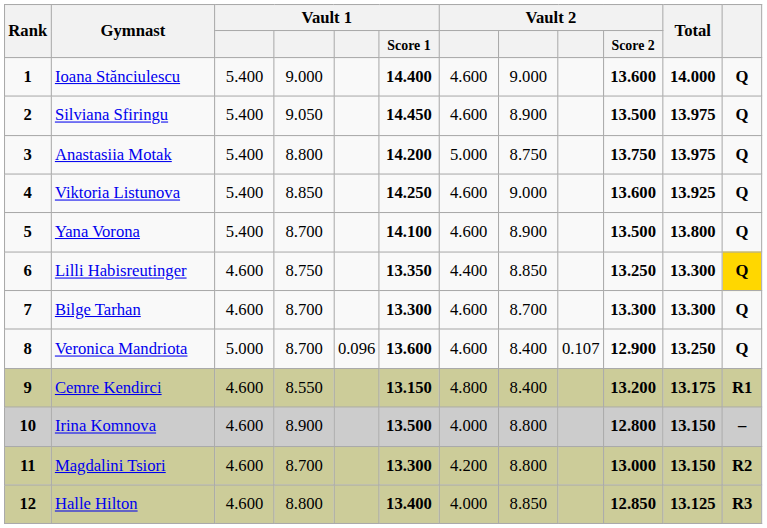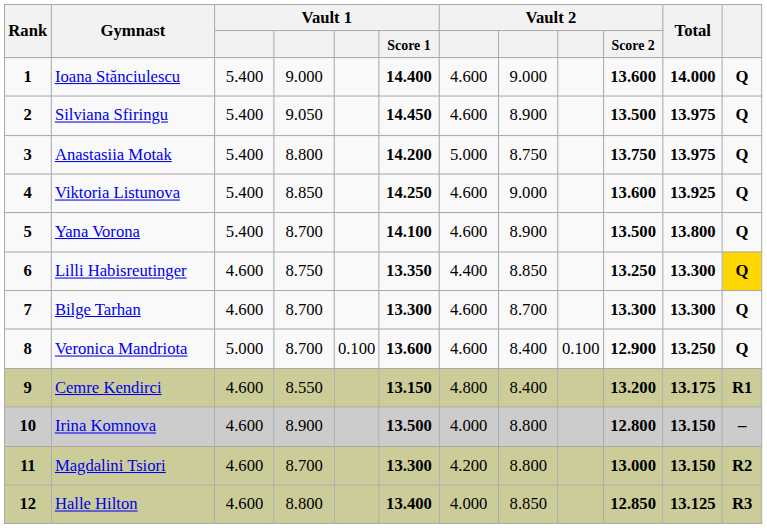(357, 348) 0.096 -> (357, 348) 0.100
(581, 348) 0.107 -> (581, 348) 0.100
